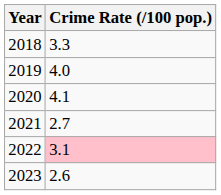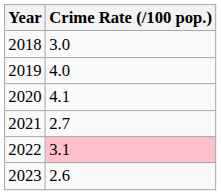(60, 44) 3.3 -> (60, 44) 3.0
